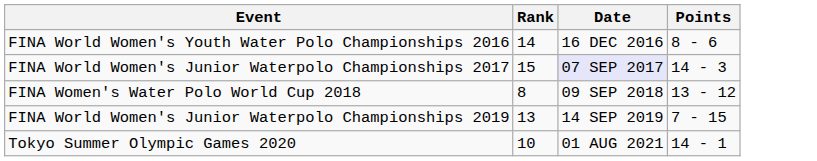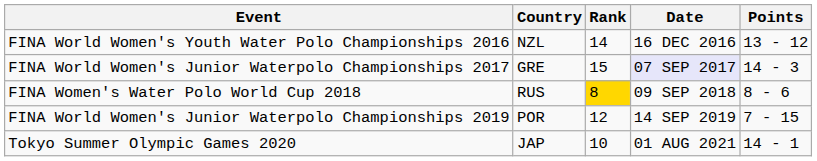+ column: (549, 17)
(694, 42) 8 - 6 -> (776, 42) 13 - 12
(522, 93) no background -> (594, 93) gold background
(703, 93) 13 - 12 -> (767, 93) 8 - 6
(526, 118) 13 -> (599, 118) 12
